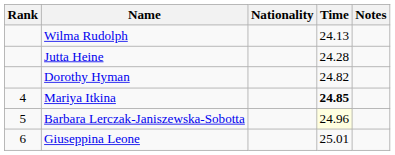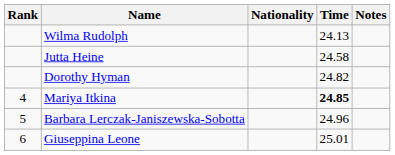(334, 56) 24.28 -> (334, 56) 24.58
(334, 118) lightyellow background -> (334, 118) no background
